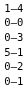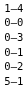rows swapped: (14, 81) <-> (14, 52)
